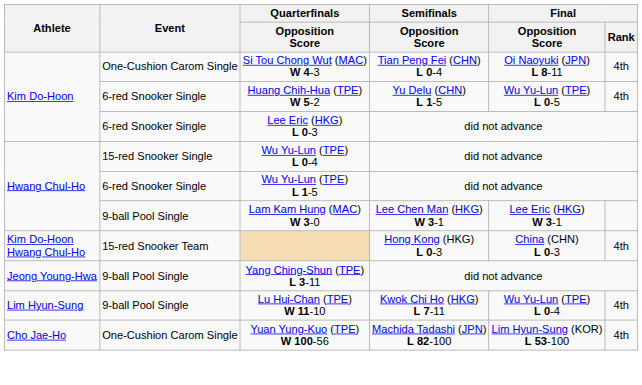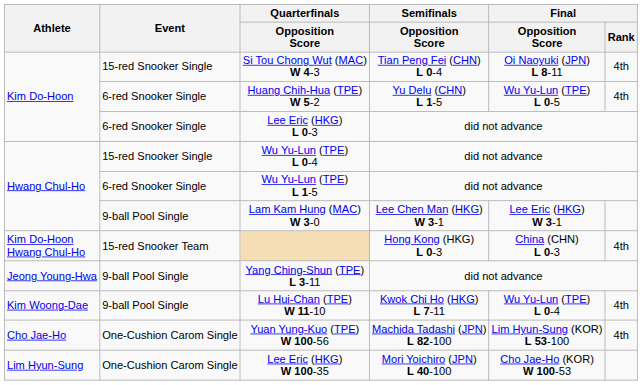(170, 67) One-Cushion Carom Single -> (157, 67) 15-red Snooker Single
(45, 306) Lim Hyun-Sung -> (48, 306) Kim Woong-Dae
+ row: (305, 365)
